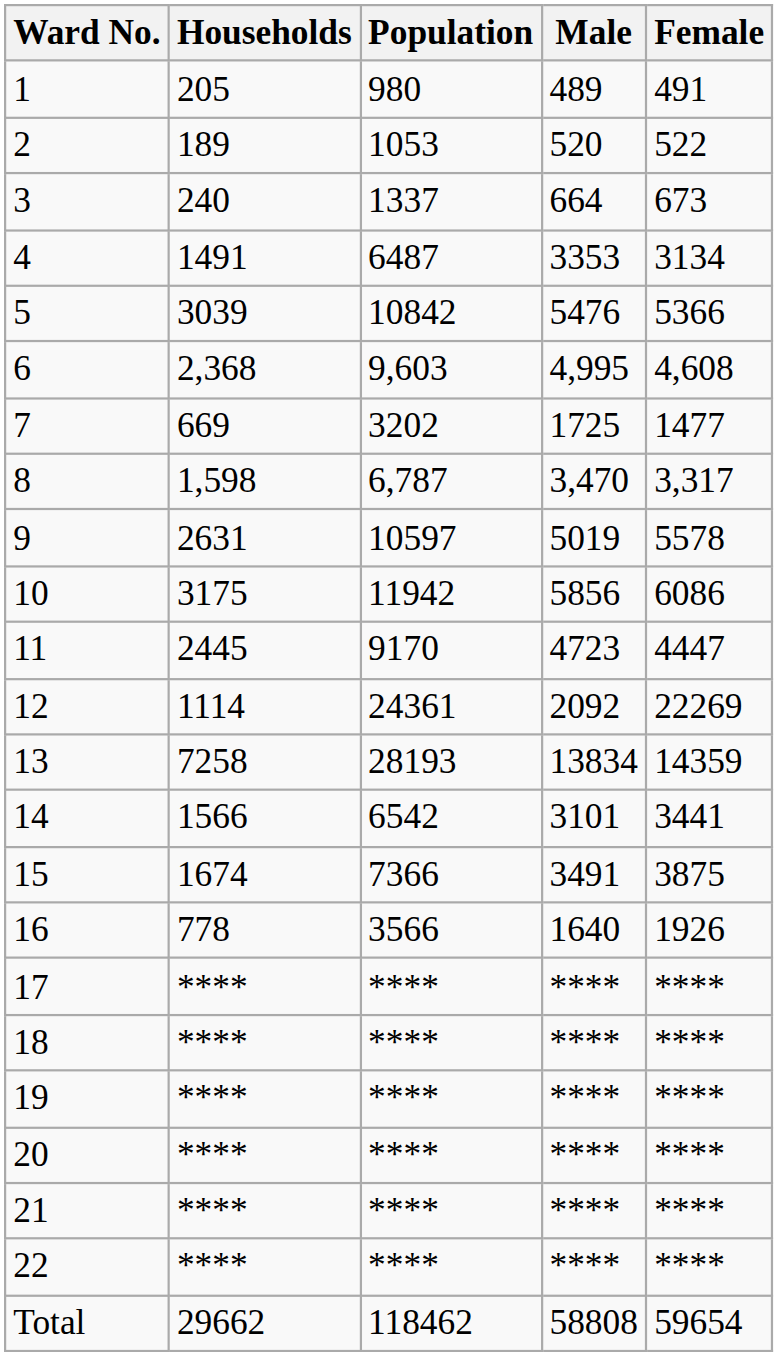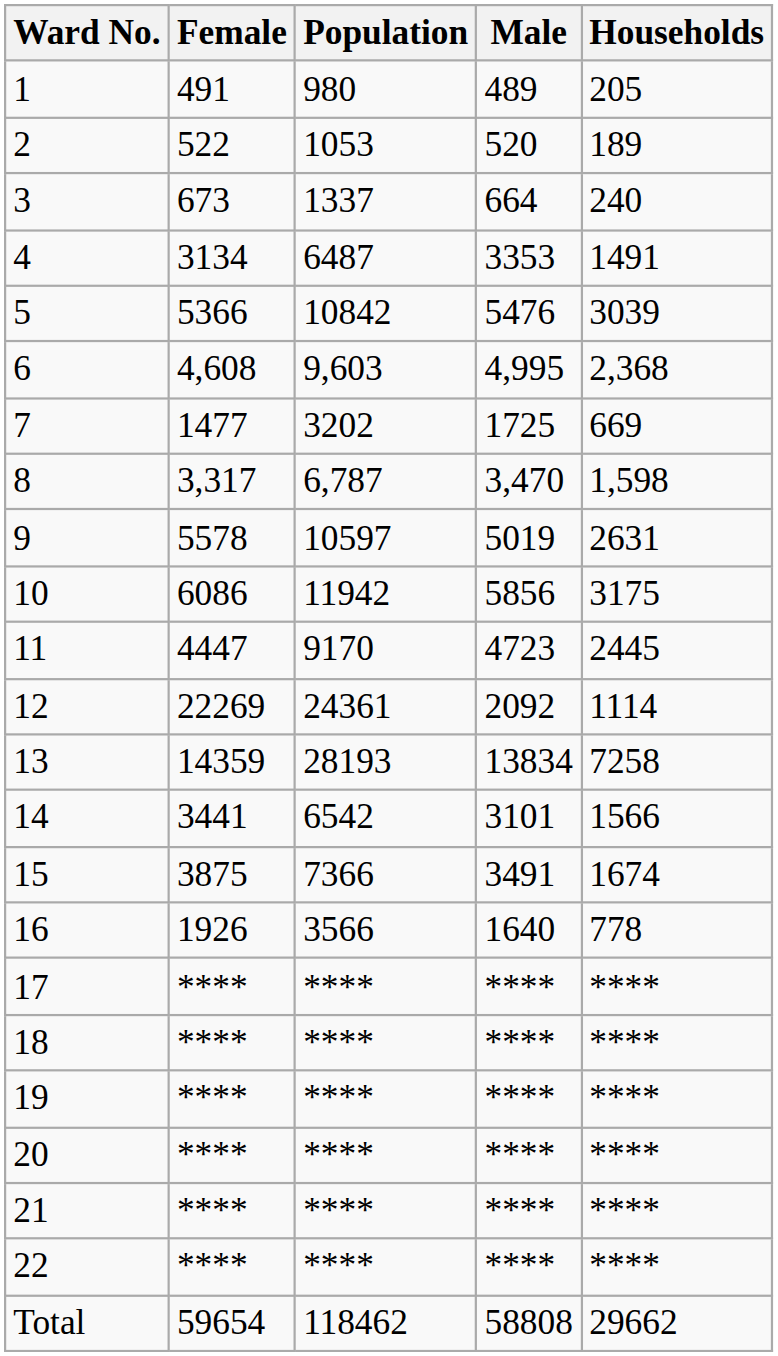columns swapped: (264, 32) <-> (709, 32)
